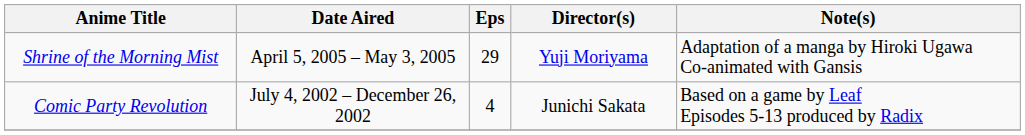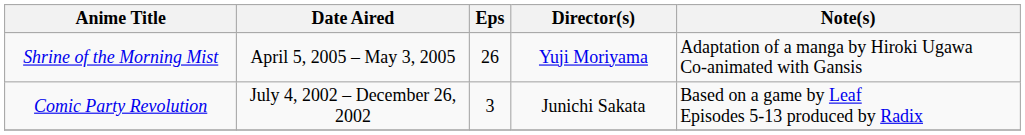(490, 57) 29 -> (490, 57) 26
(490, 105) 4 -> (490, 105) 3
